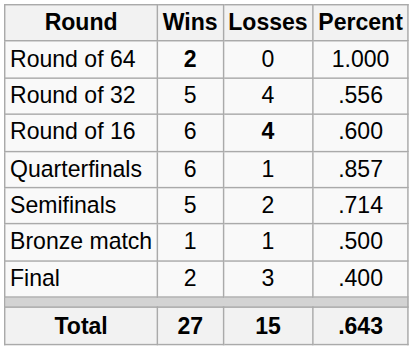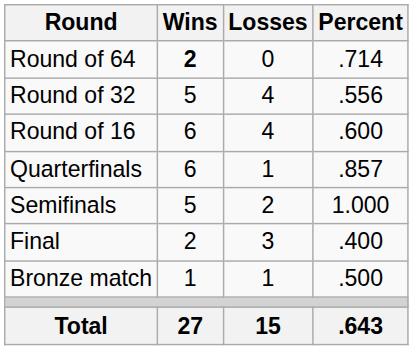(361, 59) 1.000 -> (361, 59) .714
(268, 132) bold -> (268, 132) normal
(361, 205) .714 -> (361, 205) 1.000
rows swapped: (35, 278) <-> (81, 242)
